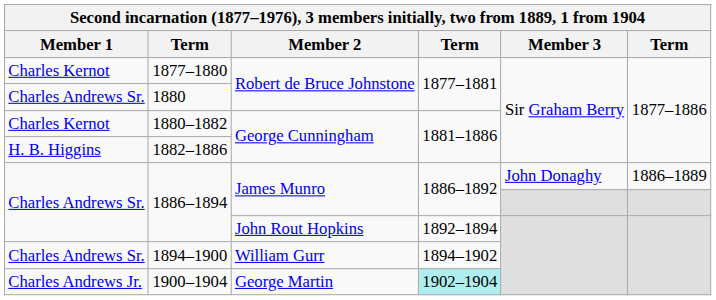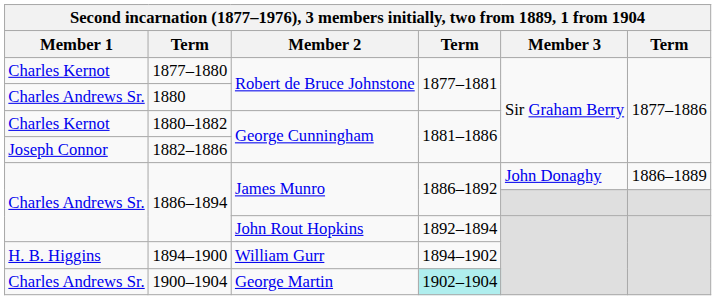(55, 149) H. B. Higgins -> (58, 149) Joseph Connor
(77, 255) Charles Andrews Sr. -> (55, 255) H. B. Higgins
(75, 281) Charles Andrews Jr. -> (77, 281) Charles Andrews Sr.
